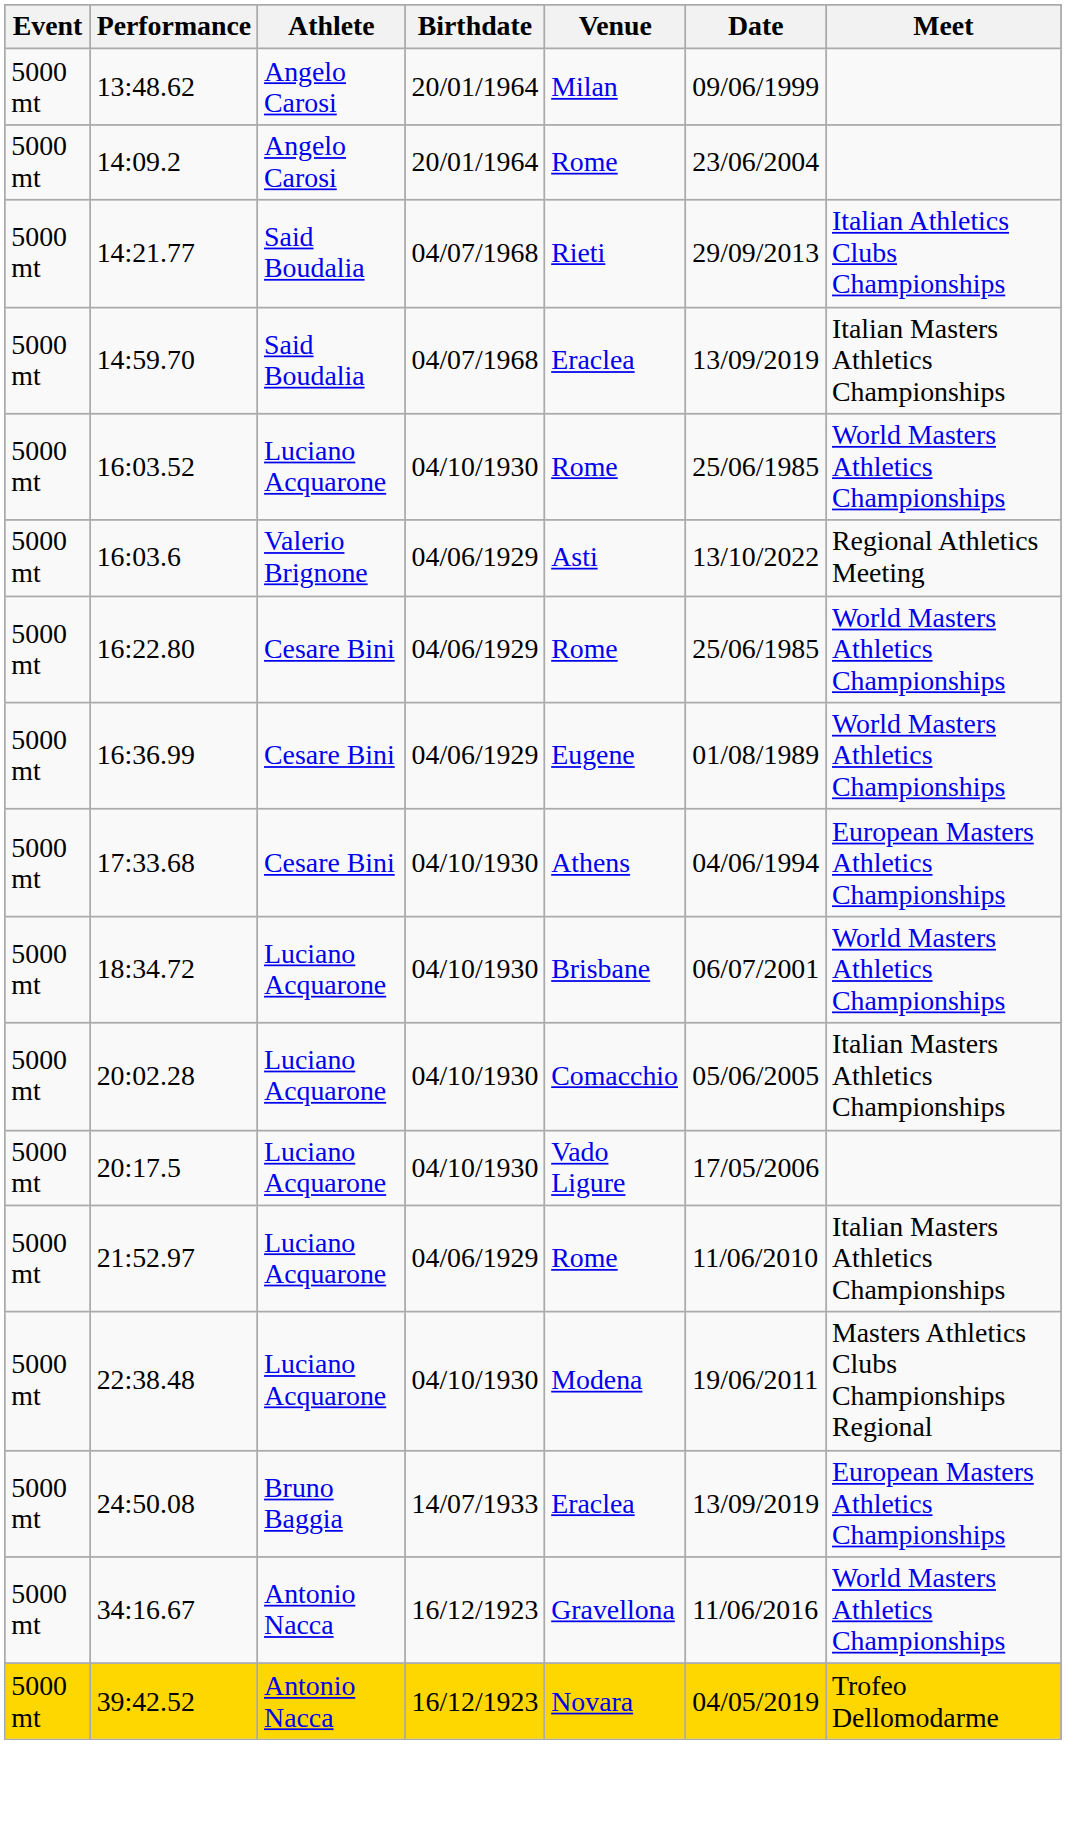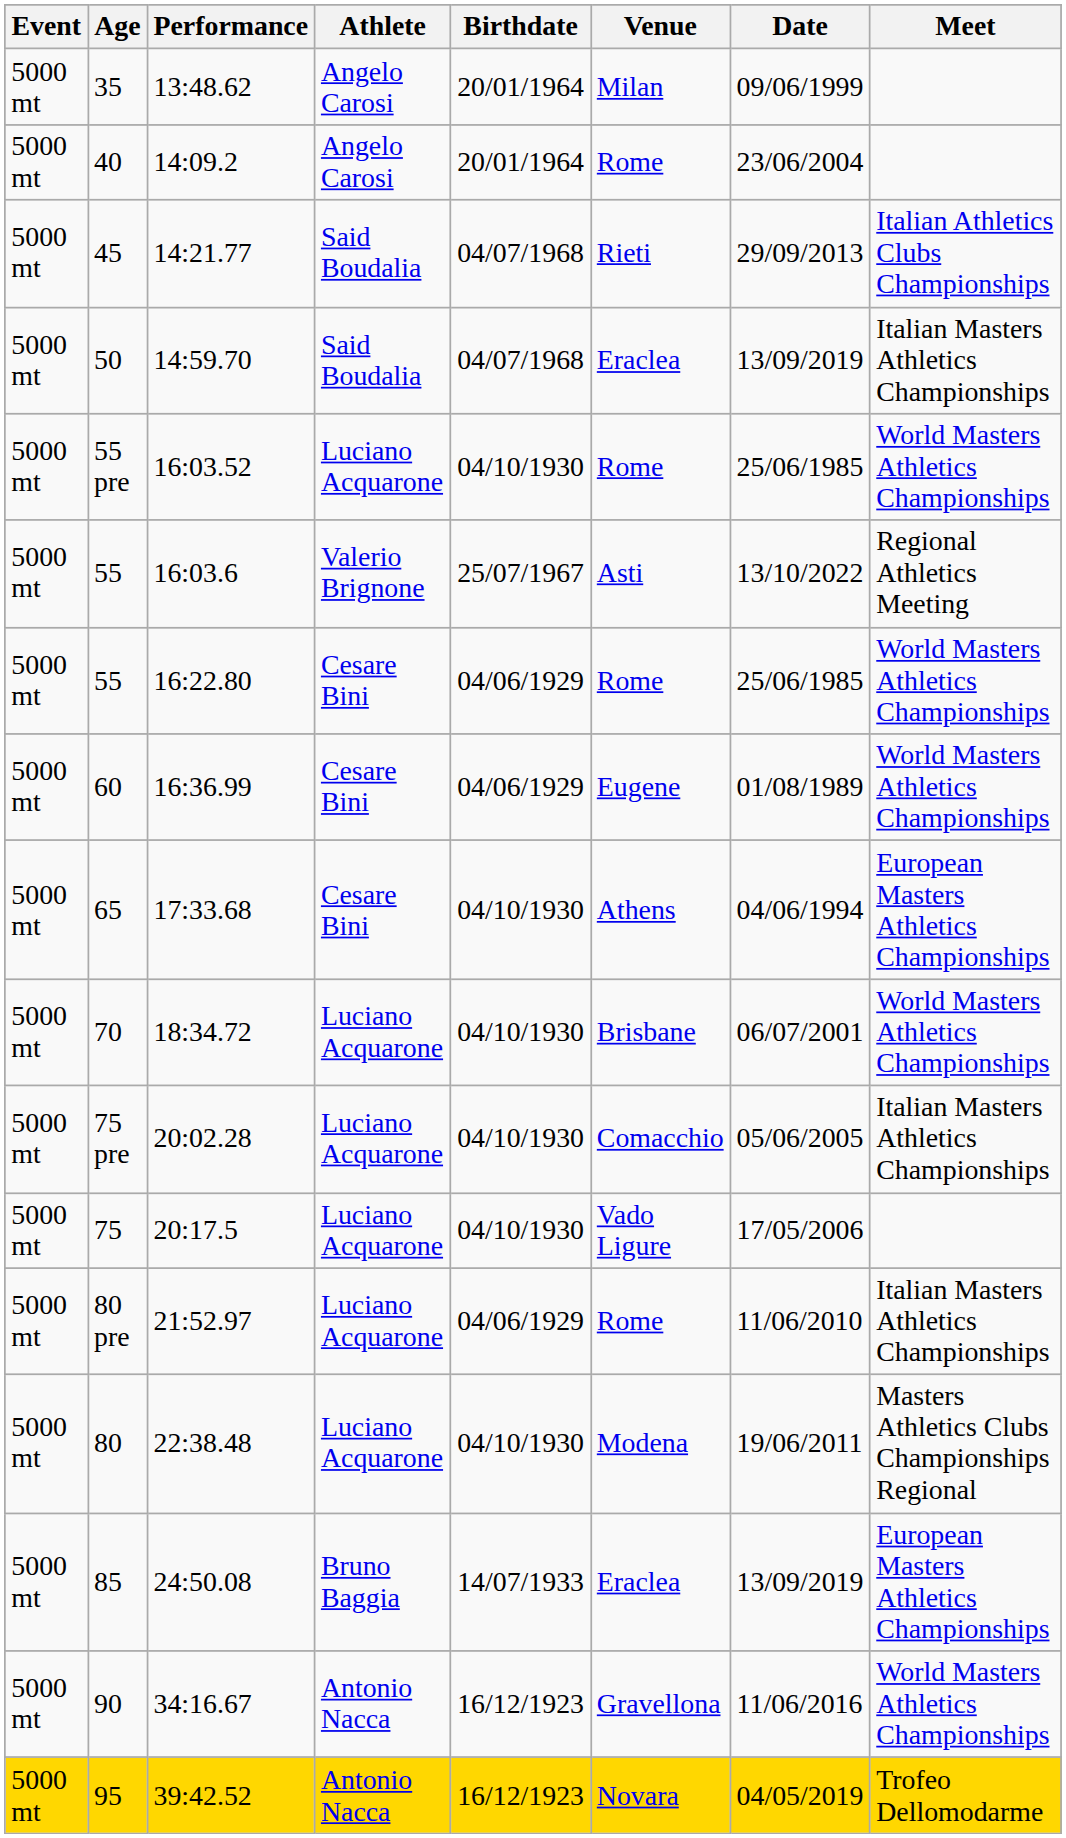+ column: (117, 26)
(475, 557) 04/06/1929 -> (521, 573) 25/07/1967
